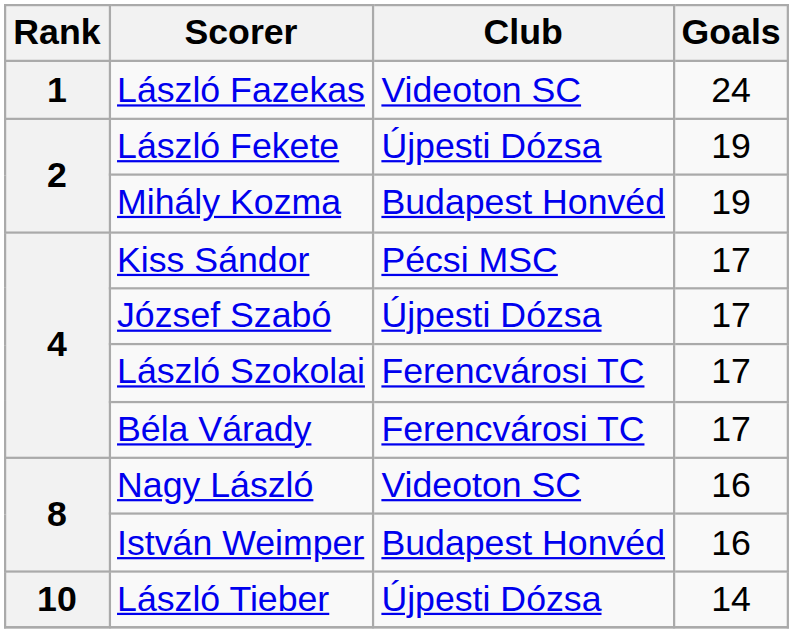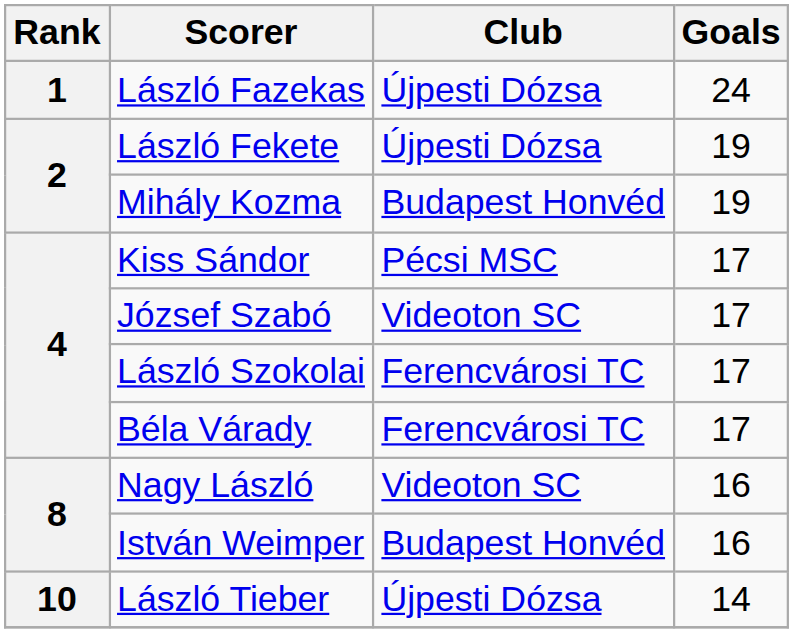(481, 89) Videoton SC -> (491, 89) Újpesti Dózsa
(491, 315) Újpesti Dózsa -> (481, 315) Videoton SC
